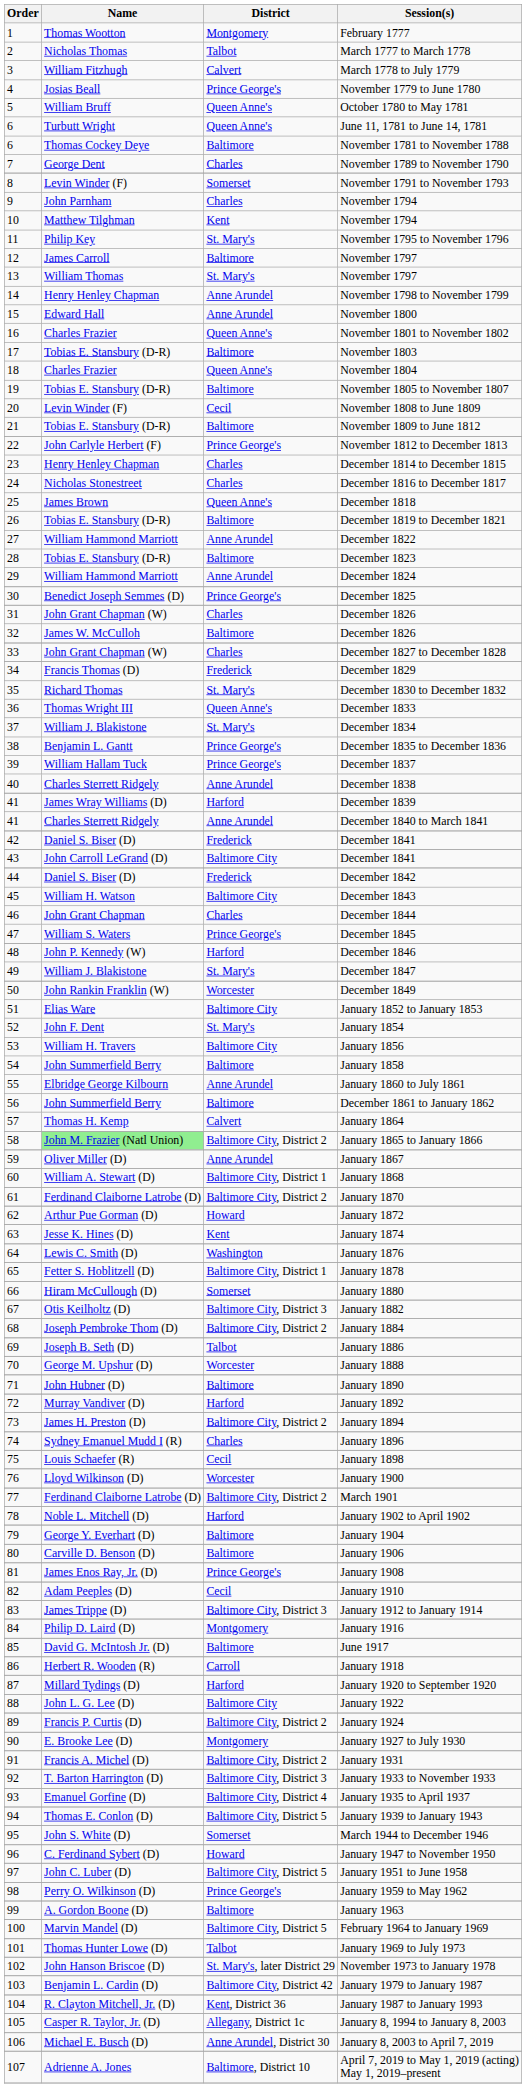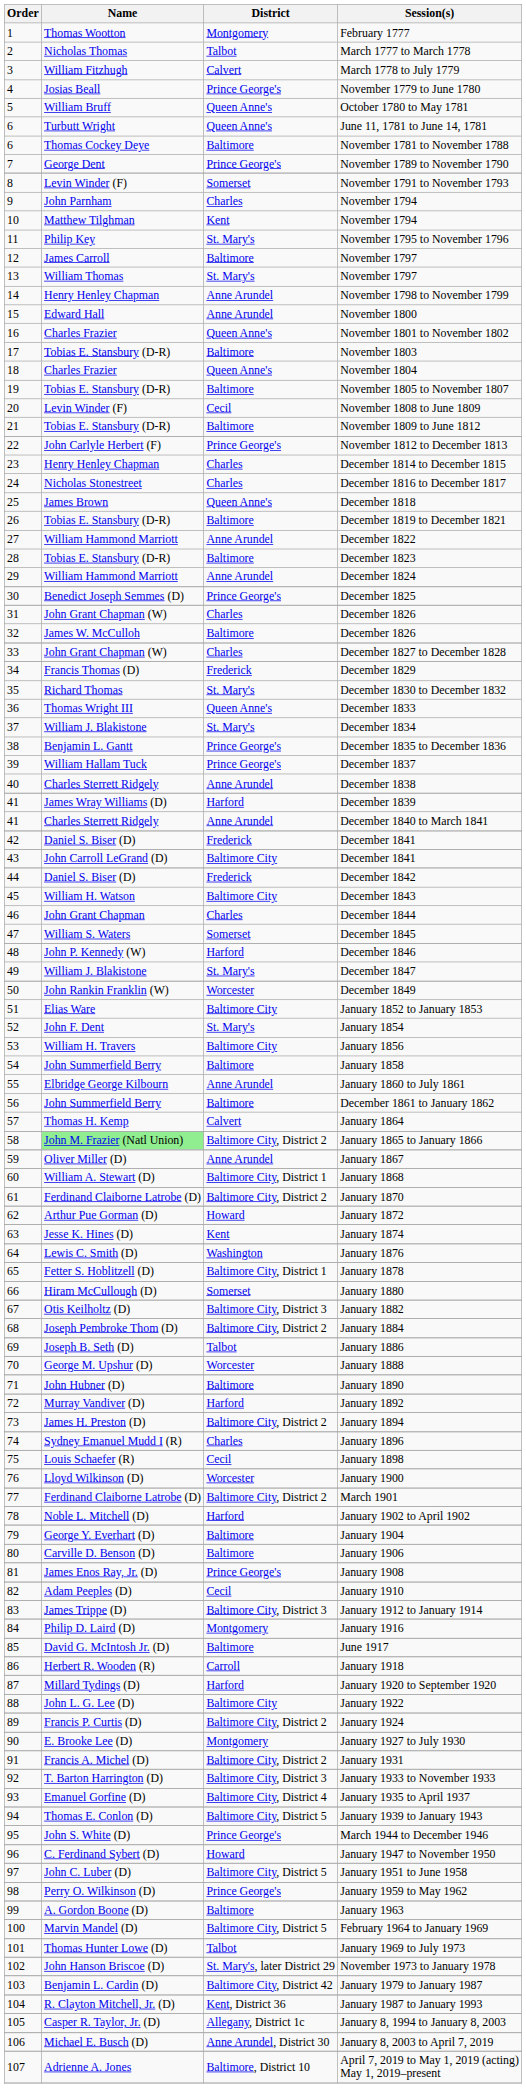(224, 164) Charles -> (244, 164) Prince George's
(244, 933) Prince George's -> (228, 933) Somerset
(228, 1835) Somerset -> (244, 1835) Prince George's
